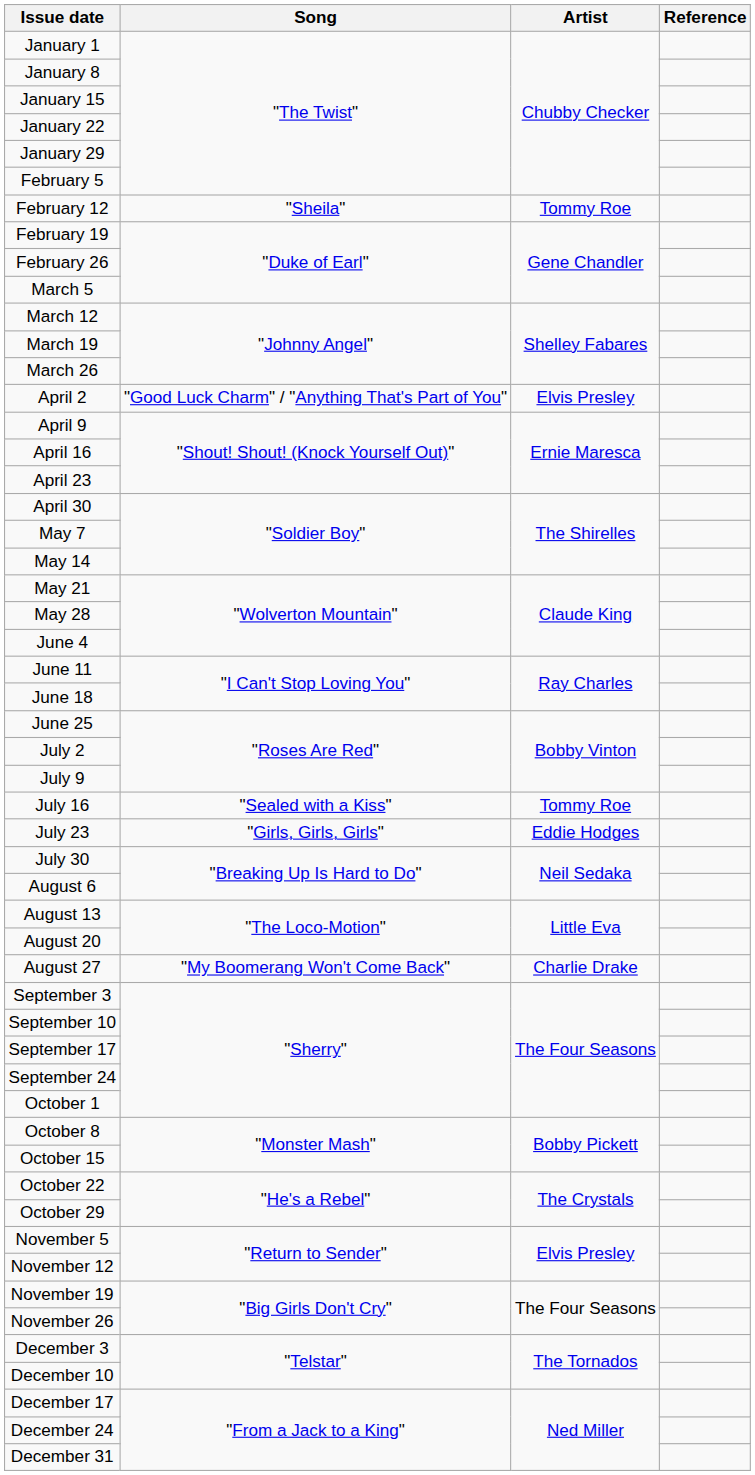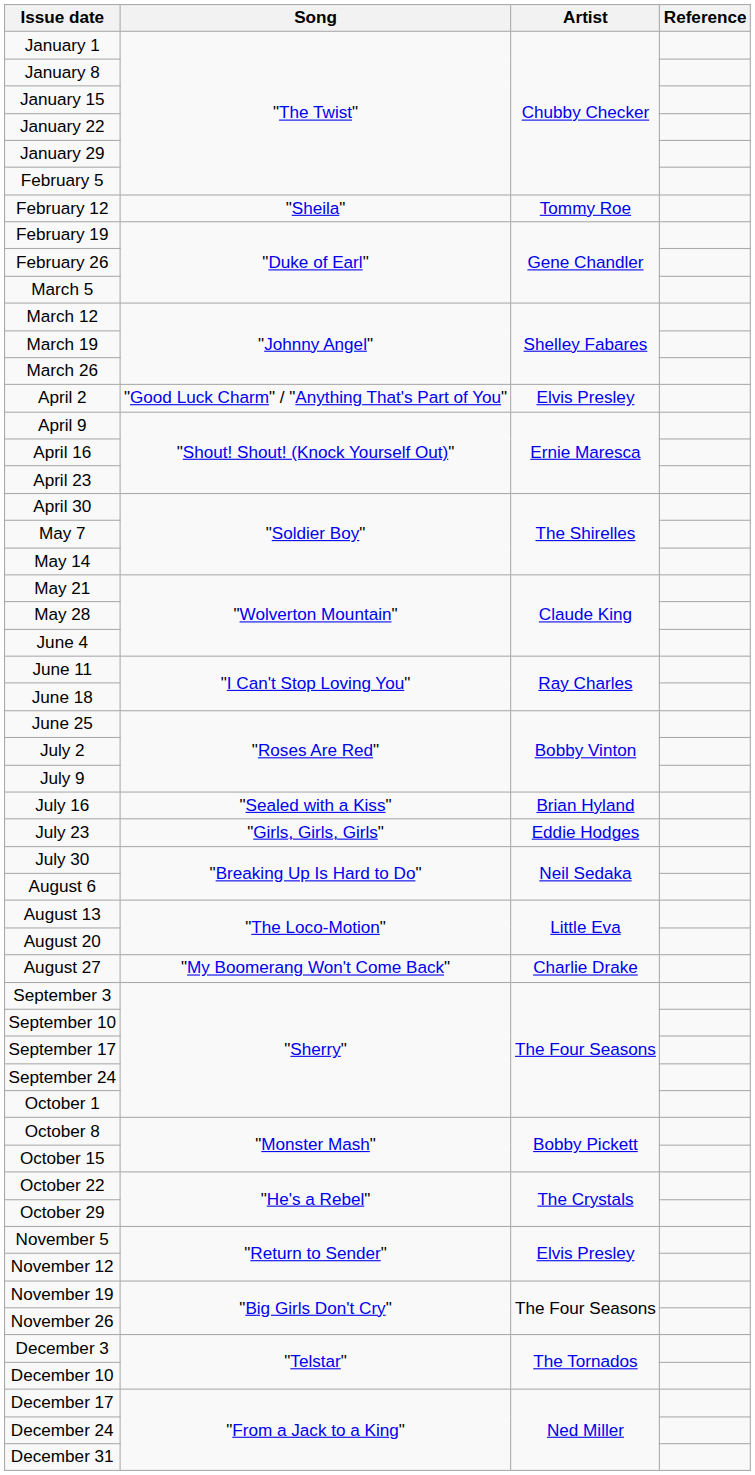(585, 805) Tommy Roe -> (585, 805) Brian Hyland
